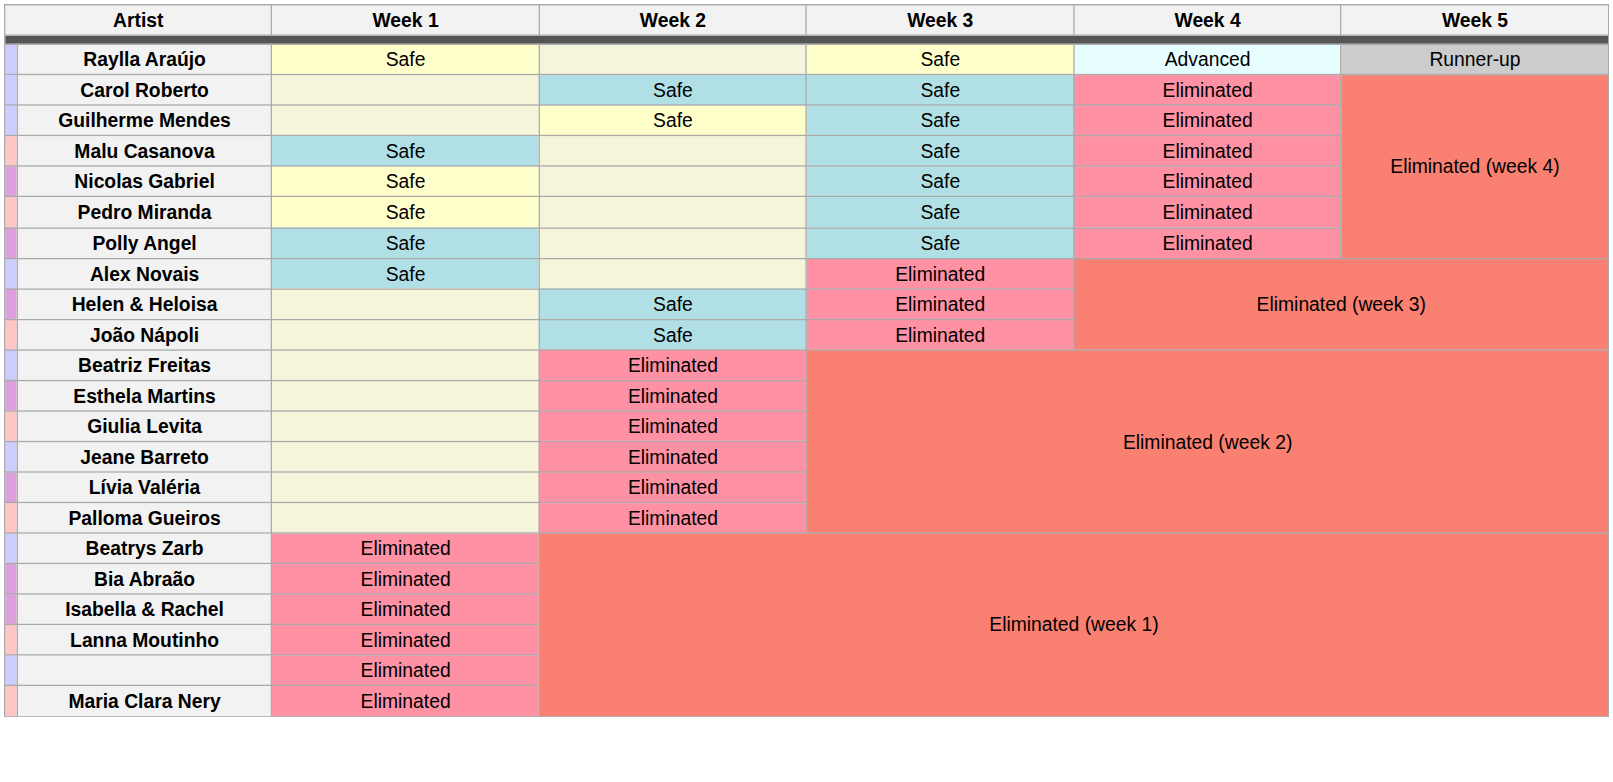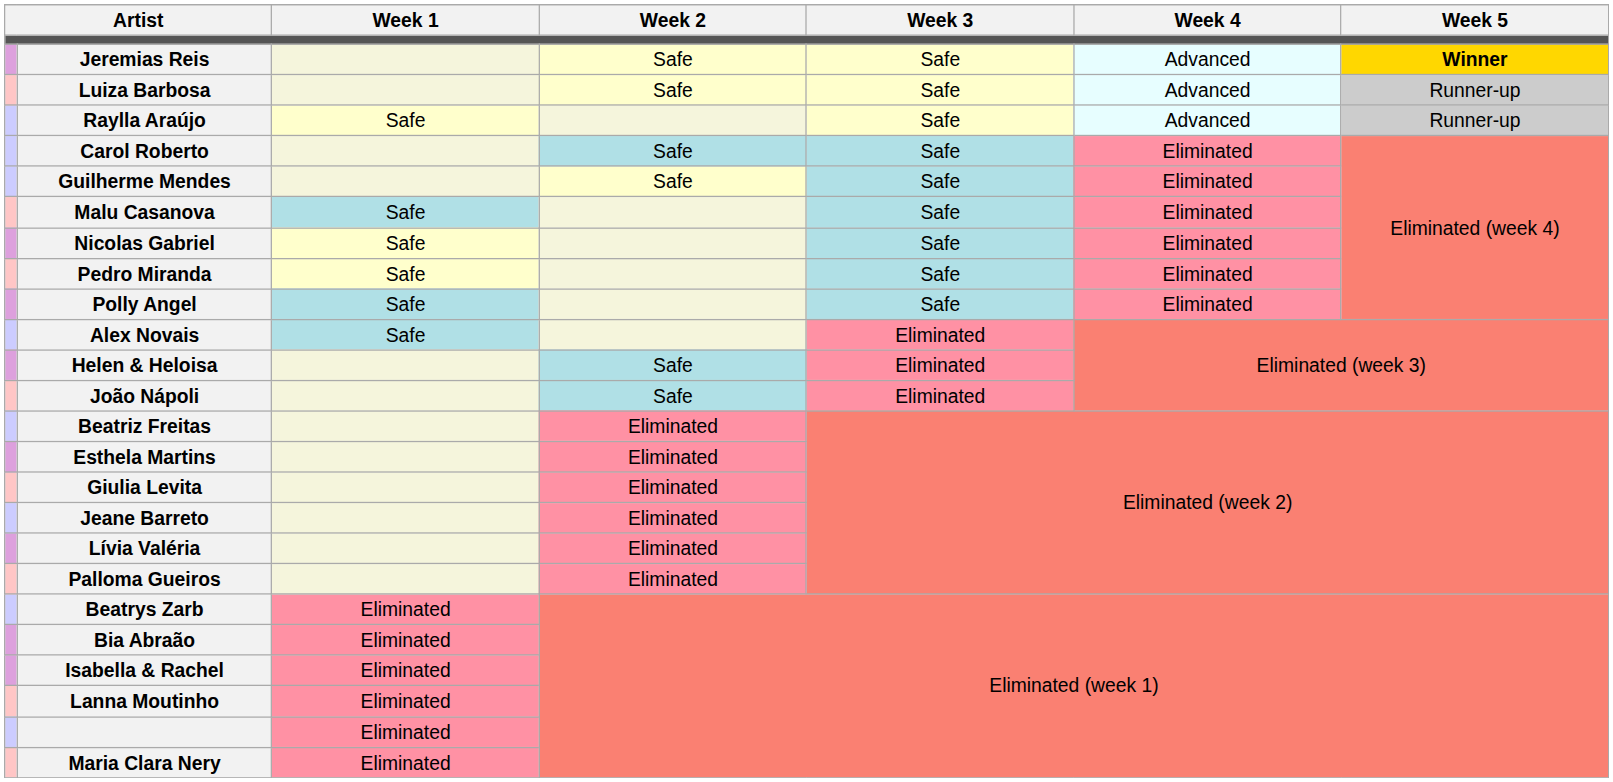+ row: (145, 60)
+ row: (145, 90)
